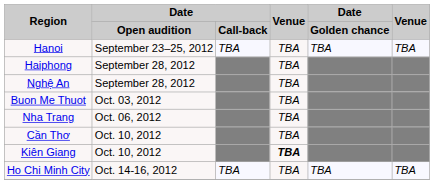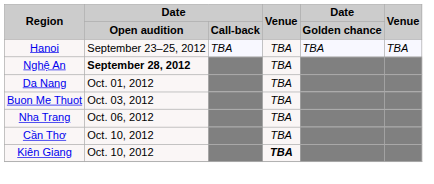- row: (48, 65)
(145, 83) normal -> (139, 65) bold
+ row: (45, 83)
- row: (48, 170)
